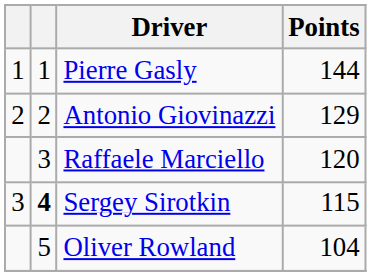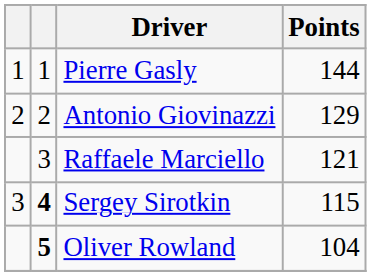(340, 158) 120 -> (340, 158) 121
(44, 247) normal -> (44, 247) bold
